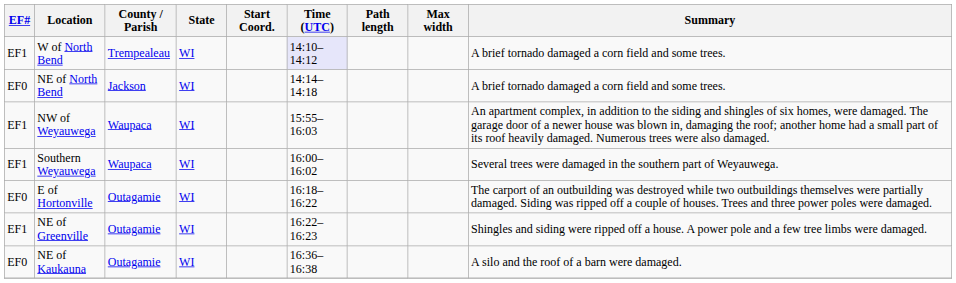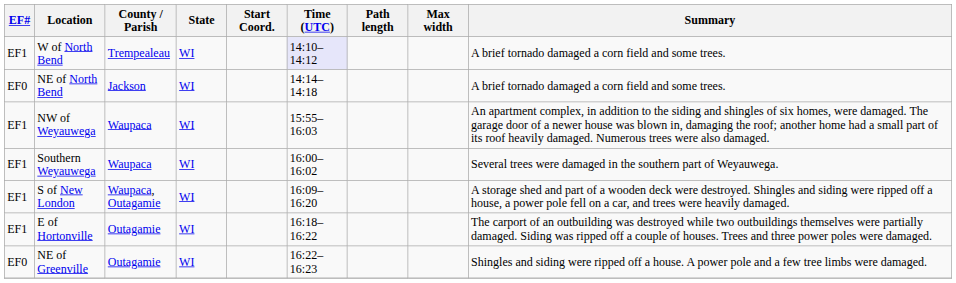+ row: (60, 196)
(17, 196) EF0 -> (17, 229) EF1
(17, 229) EF1 -> (17, 261) EF0
- row: (62, 261)
